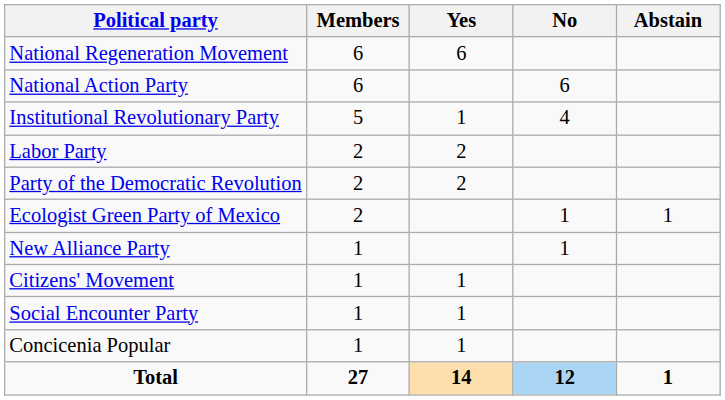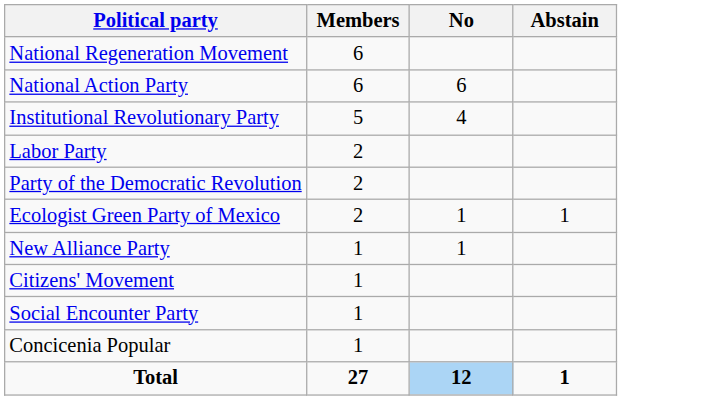- column: (461, 20)
